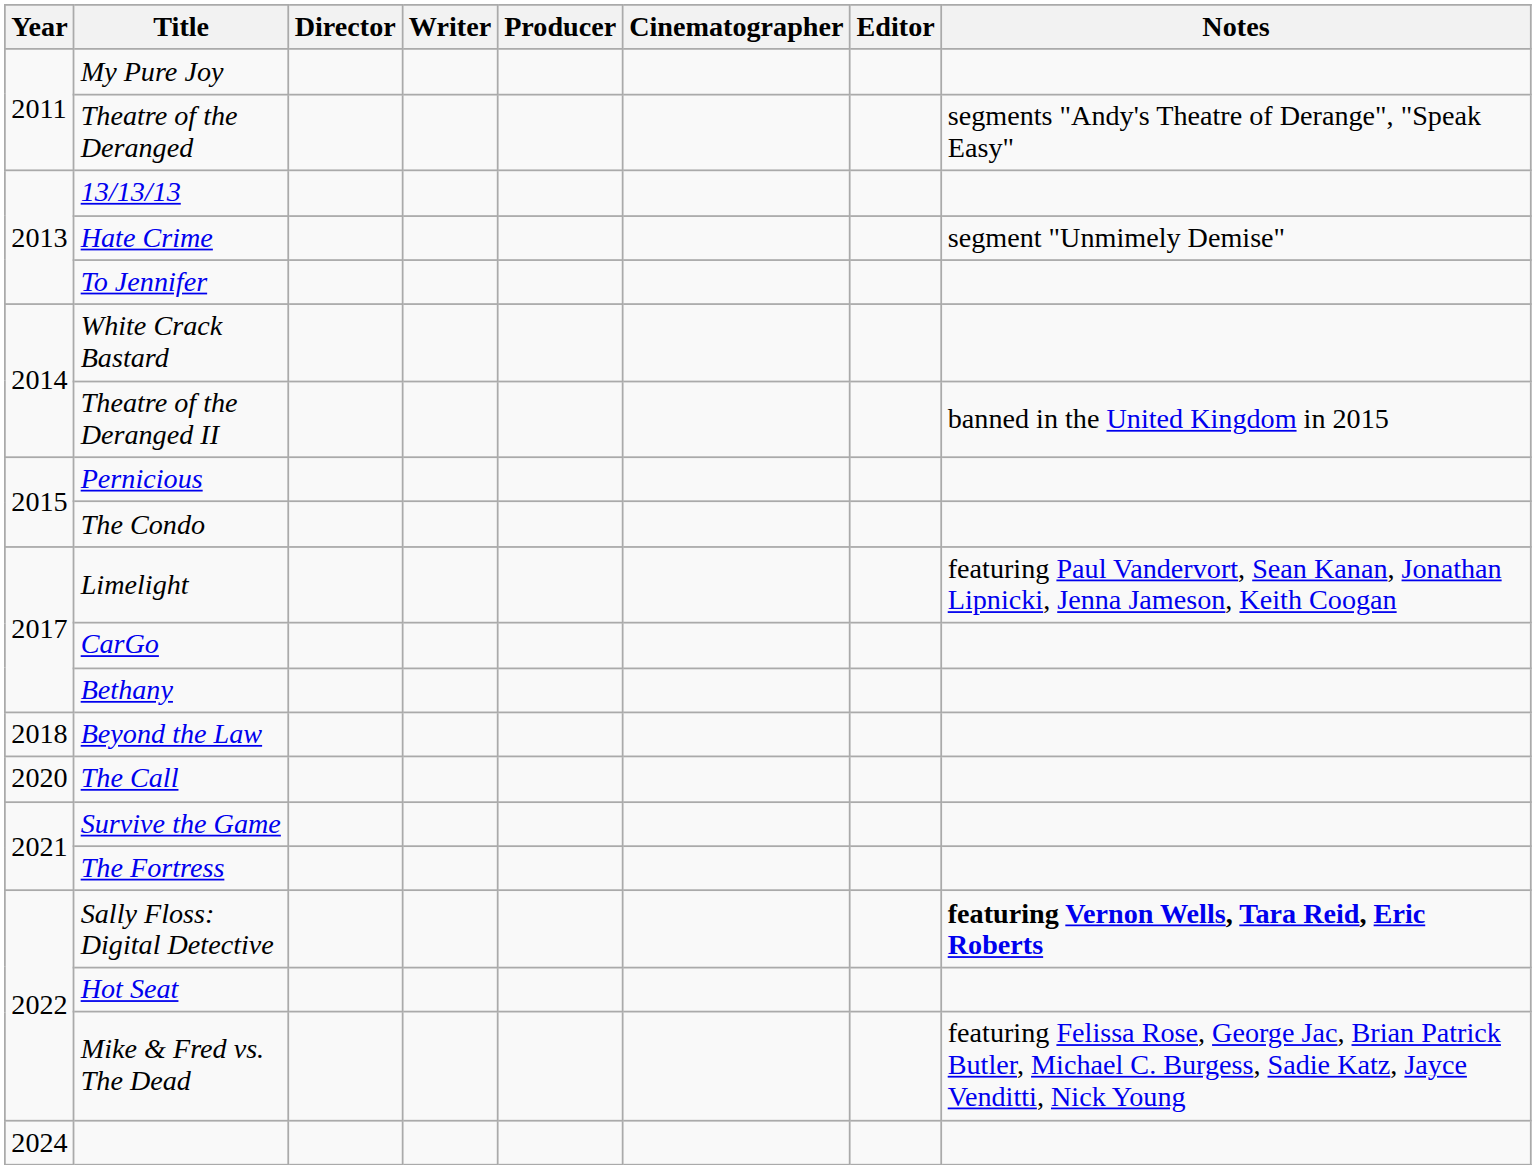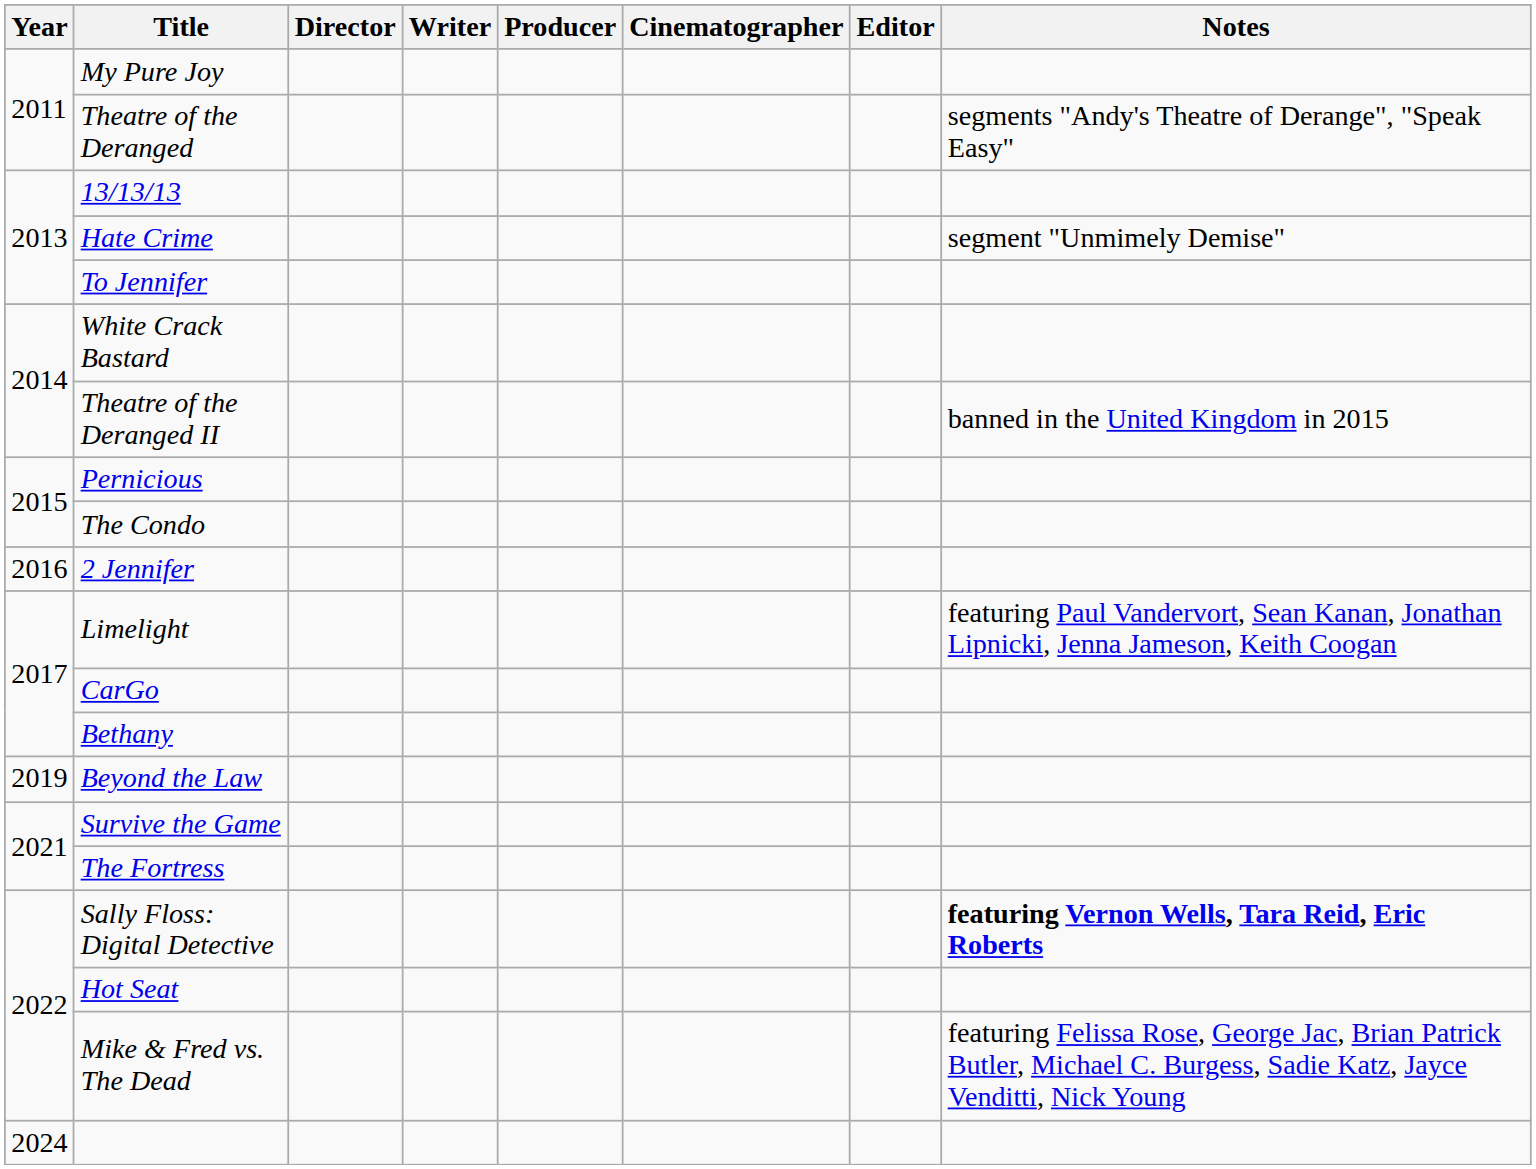+ row: (137, 568)
(40, 734) 2018 -> (40, 778) 2019
- row: (130, 778)
